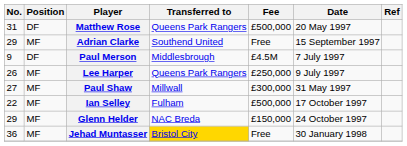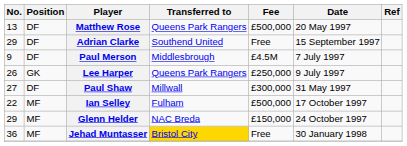(12, 27) 31 -> (12, 27) 13
(33, 42) MF -> (33, 42) DF
(33, 73) MF -> (33, 73) GK
(33, 88) MF -> (33, 88) DF
